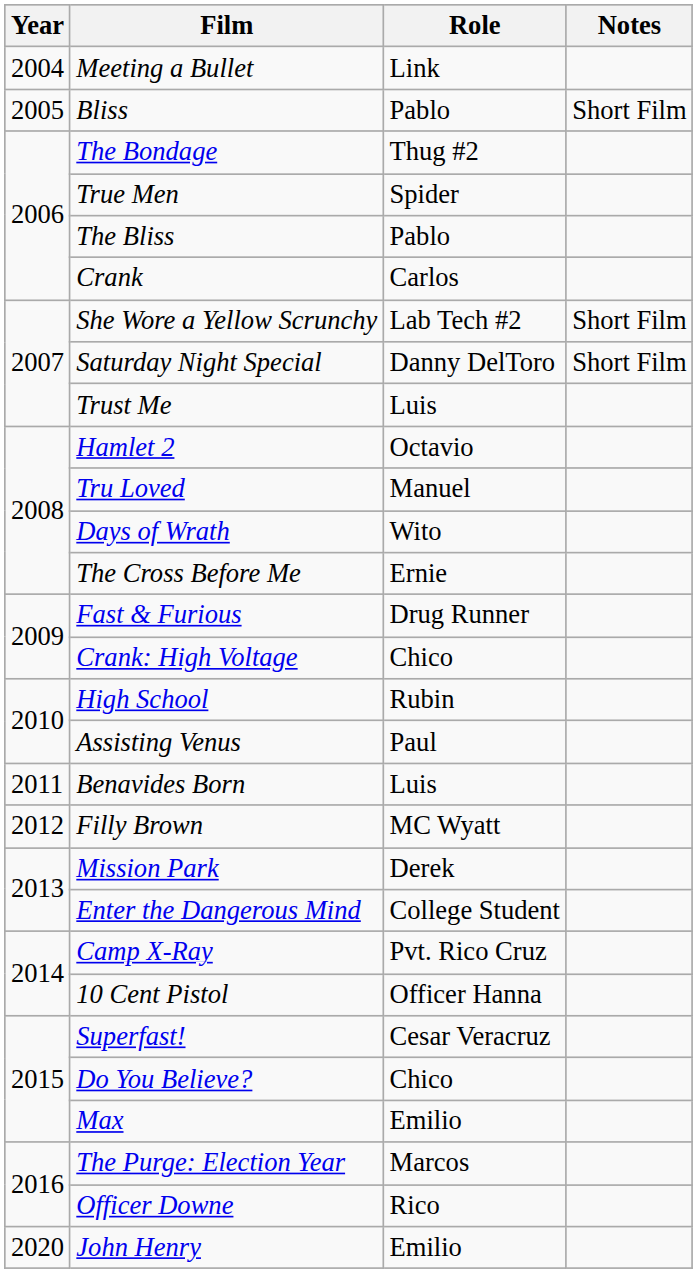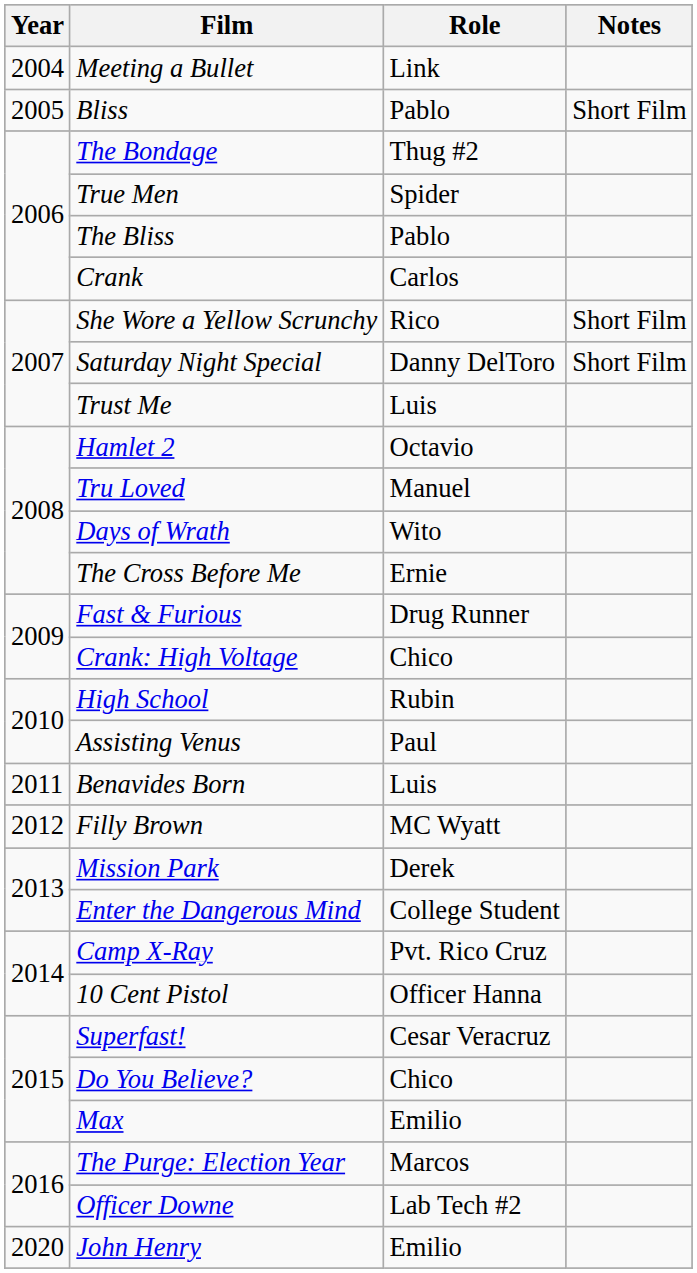(456, 320) Lab Tech #2 -> (415, 320) Rico
(415, 1204) Rico -> (456, 1204) Lab Tech #2
